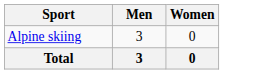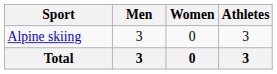+ column: (246, 15)
